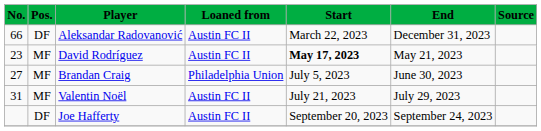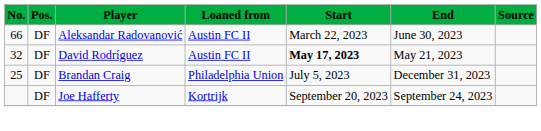(442, 35) December 31, 2023 -> (428, 35) June 30, 2023
(16, 55) 23 -> (16, 55) 32
(42, 55) MF -> (42, 55) DF
(16, 75) 27 -> (16, 75) 25
(42, 75) MF -> (42, 75) DF
(428, 75) June 30, 2023 -> (442, 75) December 31, 2023
- row: (92, 96)
(219, 116) Austin FC II -> (208, 96) Kortrijk
